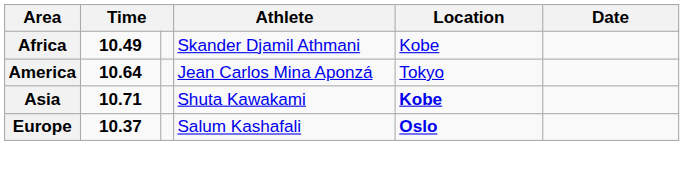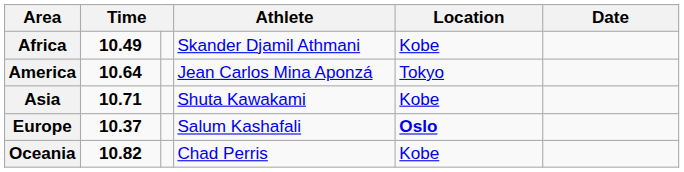(421, 99) bold -> (419, 99) normal
+ row: (42, 153)
